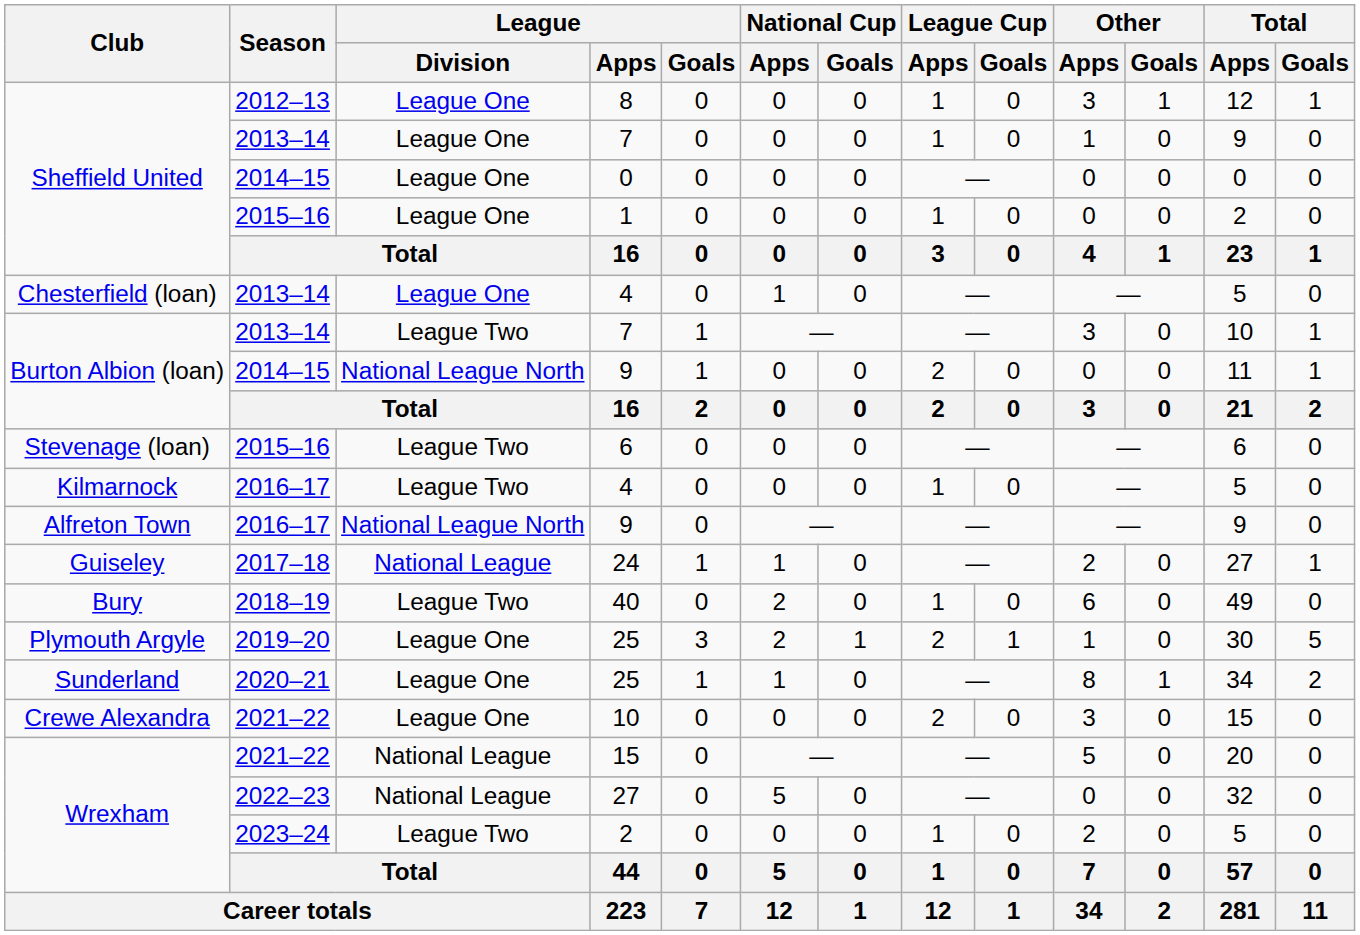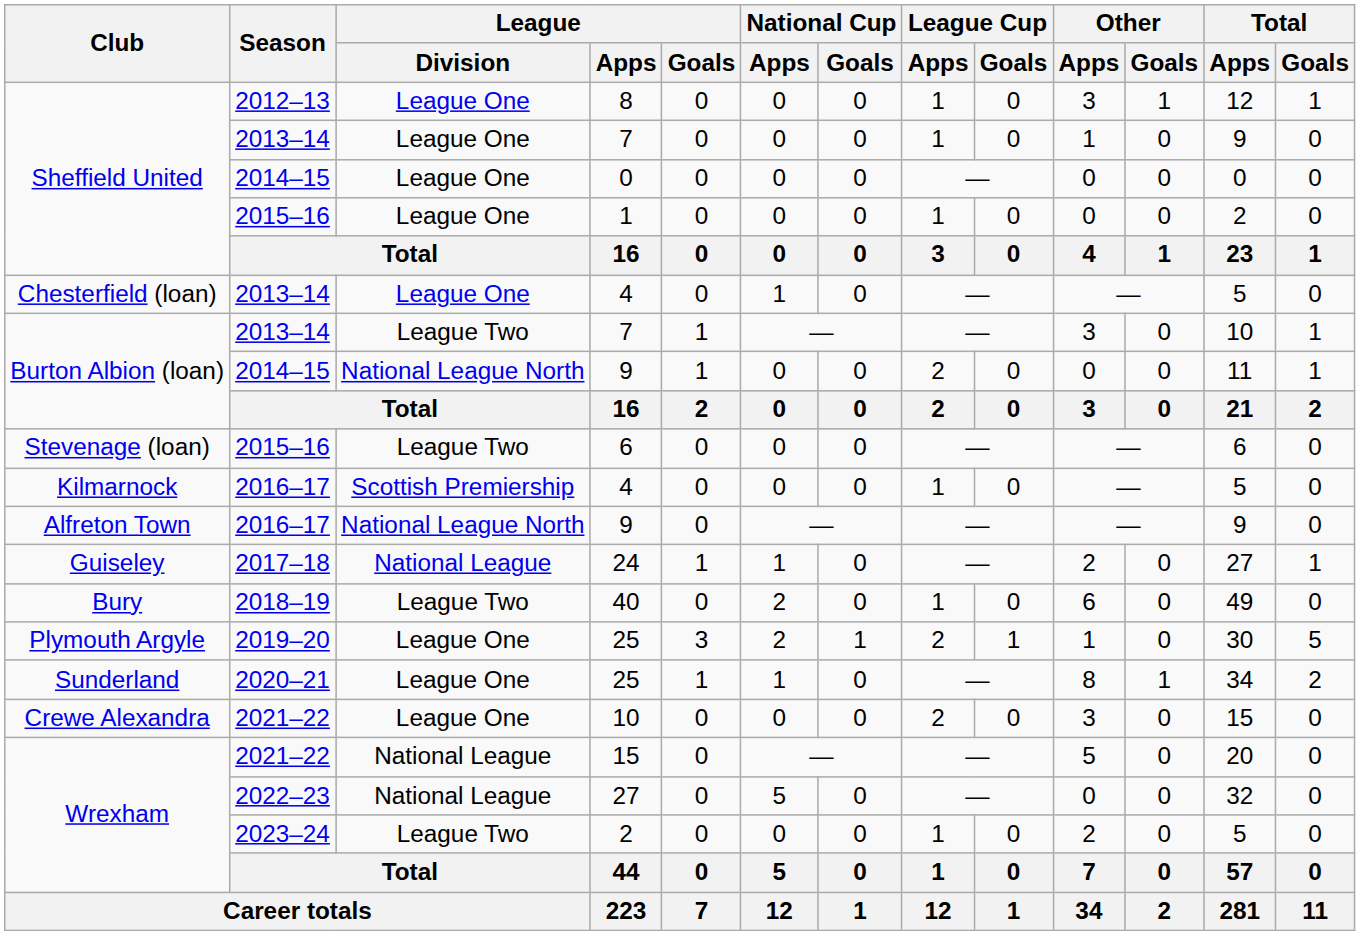(463, 486) League Two -> (463, 486) Scottish Premiership
